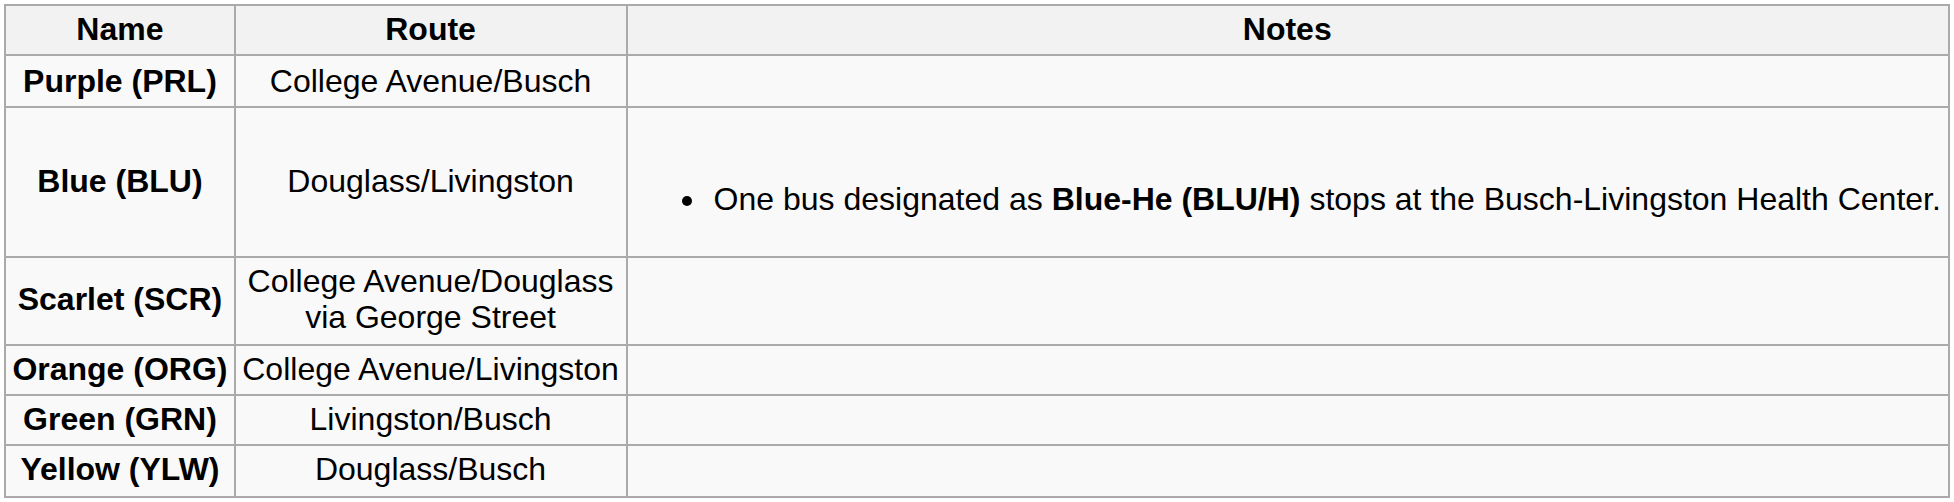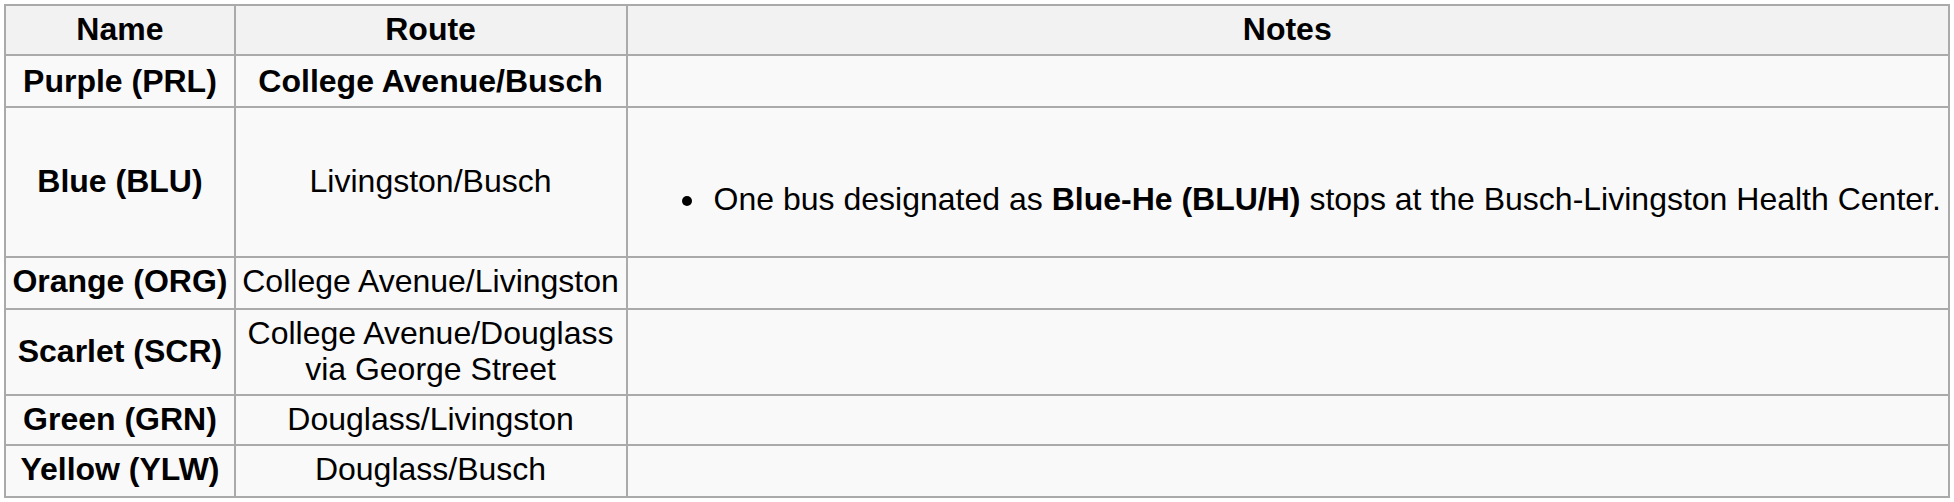(431, 80) normal -> (431, 80) bold
(431, 181) Douglass/Livingston -> (431, 181) Livingston/Busch
rows swapped: (120, 300) <-> (120, 368)
(431, 419) Livingston/Busch -> (431, 419) Douglass/Livingston
